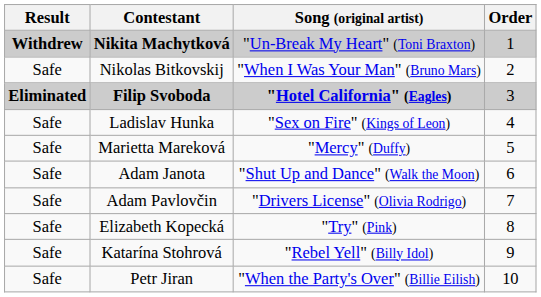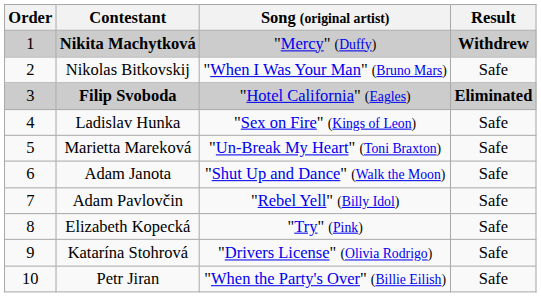columns swapped: (510, 17) <-> (47, 17)
(359, 43) "Un-Break My Heart" (Toni Braxton) -> (325, 43) "Mercy" (Duffy)
(359, 95) bold -> (325, 95) normal
(359, 148) "Mercy" (Duffy) -> (325, 148) "Un-Break My Heart" (Toni Braxton)
(359, 200) "Drivers License" (Olivia Rodrigo) -> (325, 200) "Rebel Yell" (Billy Idol)
(359, 252) "Rebel Yell" (Billy Idol) -> (325, 252) "Drivers License" (Olivia Rodrigo)
